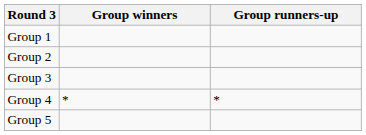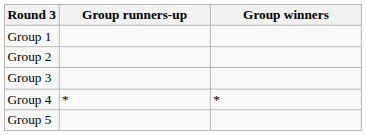columns swapped: (135, 15) <-> (286, 15)
